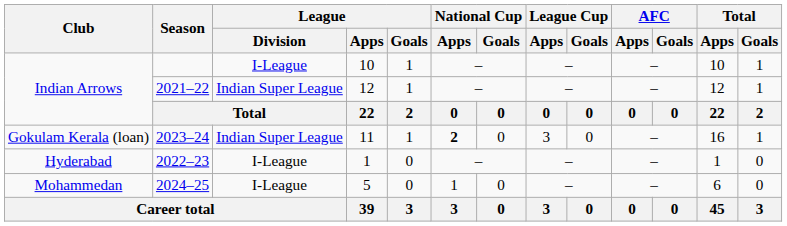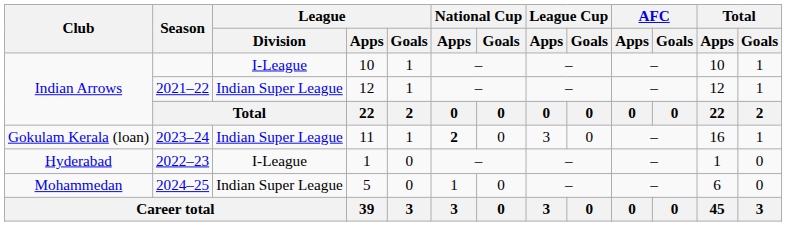(279, 185) I-League -> (279, 185) Indian Super League
